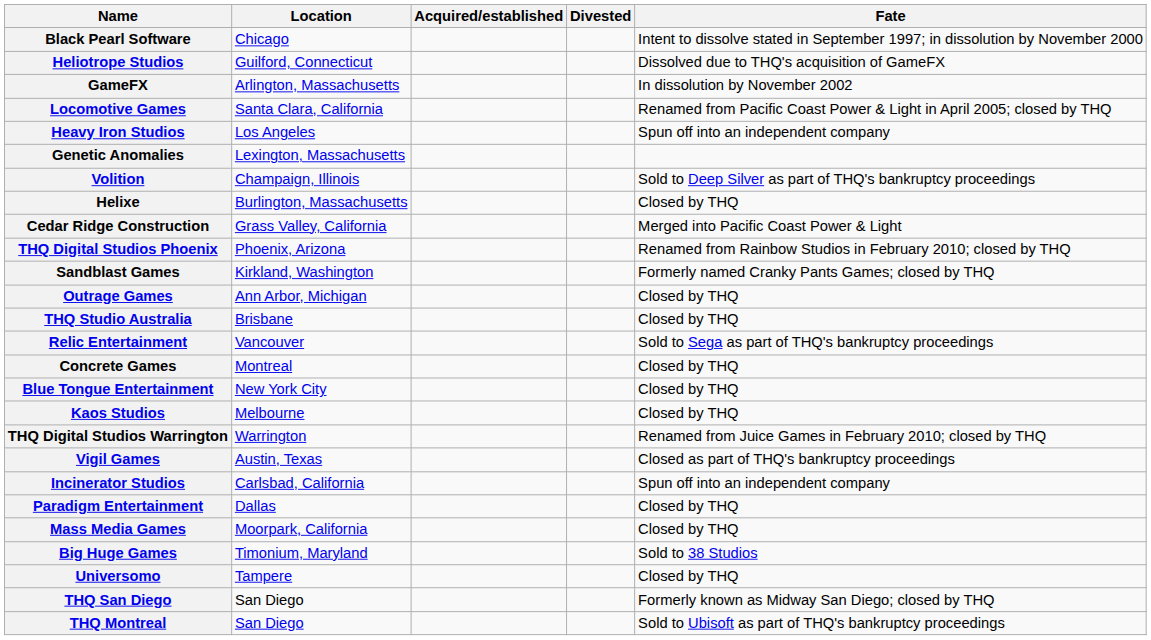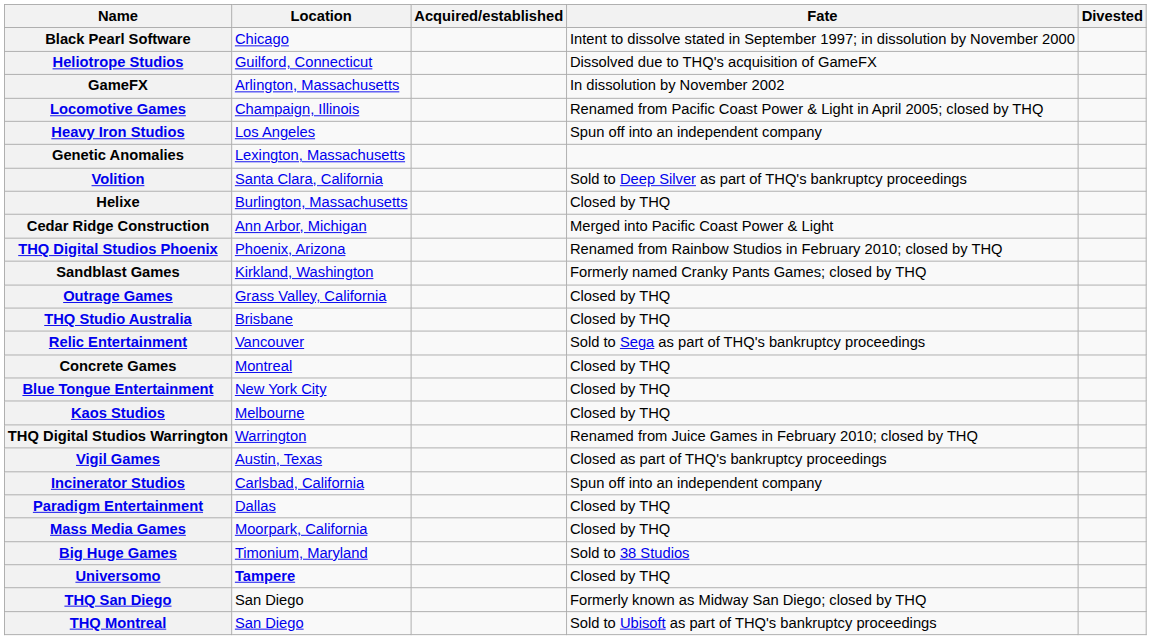columns swapped: (601, 16) <-> (891, 16)
(309, 109) Santa Clara, California -> (297, 109) Champaign, Illinois
(297, 179) Champaign, Illinois -> (309, 179) Santa Clara, California
(311, 226) Grass Valley, California -> (301, 226) Ann Arbor, Michigan
(301, 296) Ann Arbor, Michigan -> (311, 296) Grass Valley, California
(264, 576) normal -> (265, 576) bold
